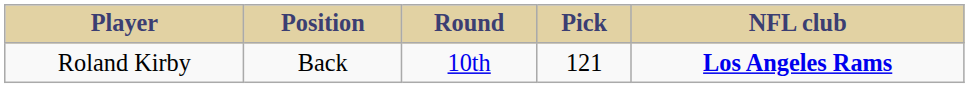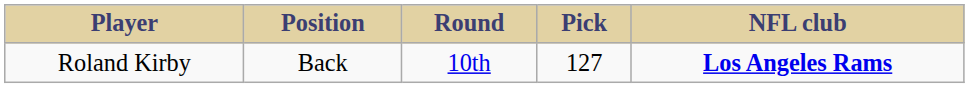(584, 62) 121 -> (584, 62) 127
